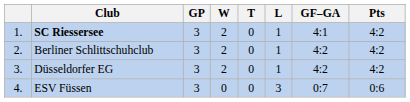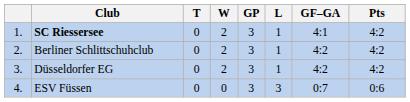columns swapped: (197, 13) <-> (251, 13)
